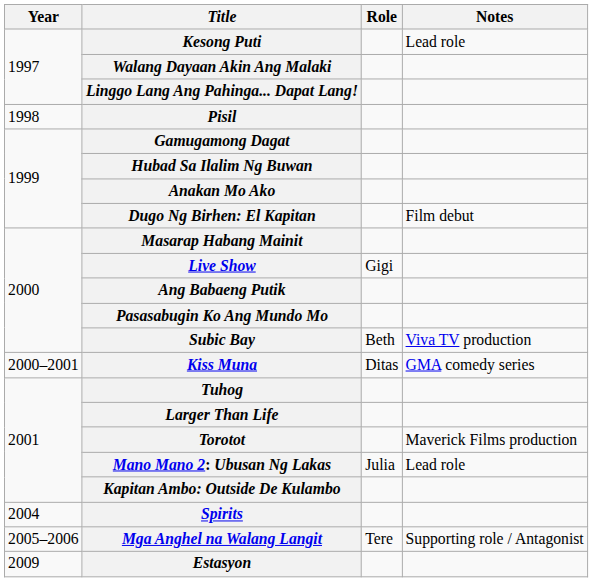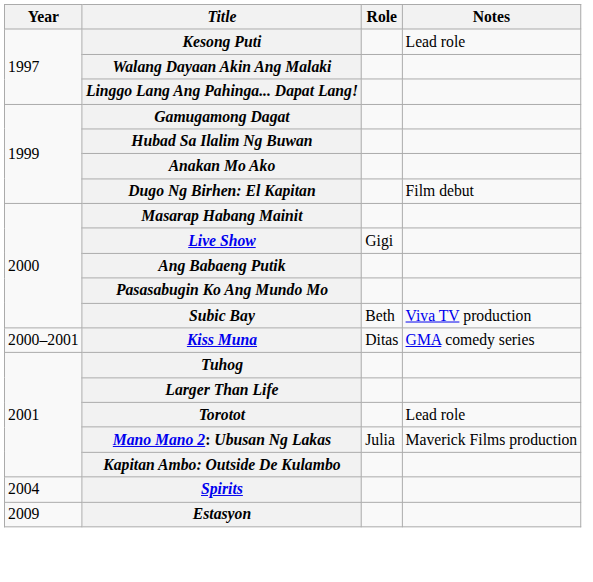- row: (222, 116)
(491, 439) Maverick Films production -> (435, 414) Lead role
(435, 464) Lead role -> (491, 439) Maverick Films production
- row: (222, 539)
